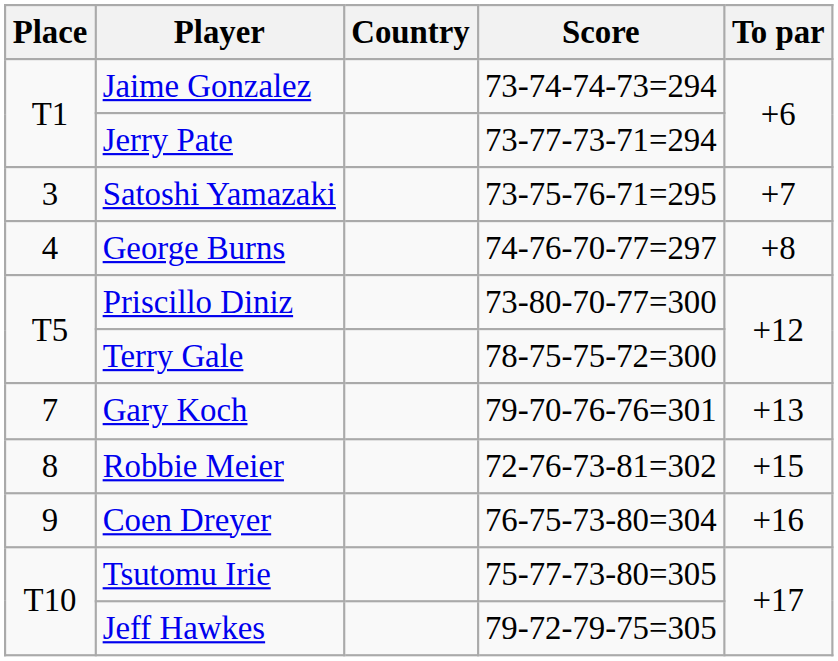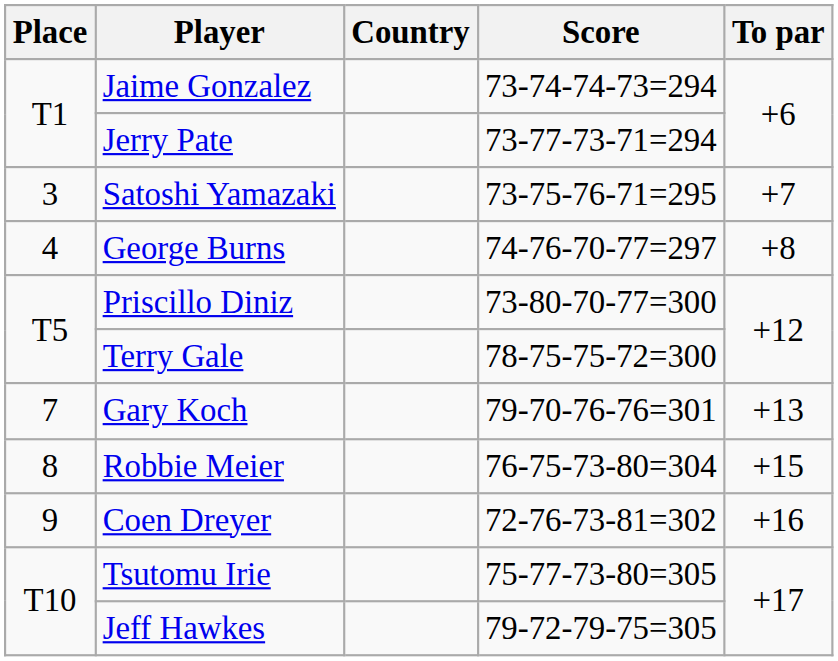(601, 464) 72-76-73-81=302 -> (601, 464) 76-75-73-80=304
(601, 518) 76-75-73-80=304 -> (601, 518) 72-76-73-81=302
